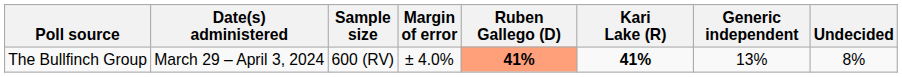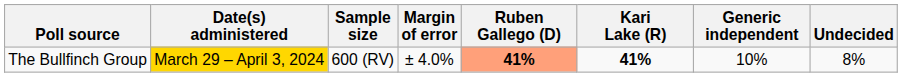(239, 60) no background -> (239, 60) gold background
(752, 60) 13% -> (752, 60) 10%
